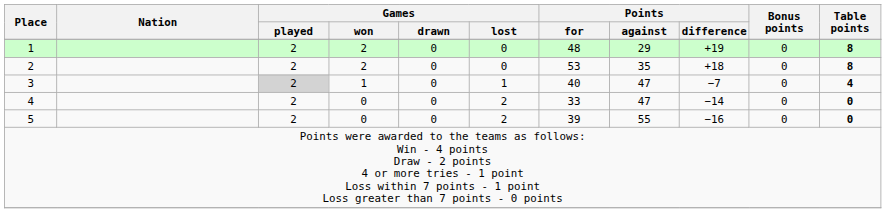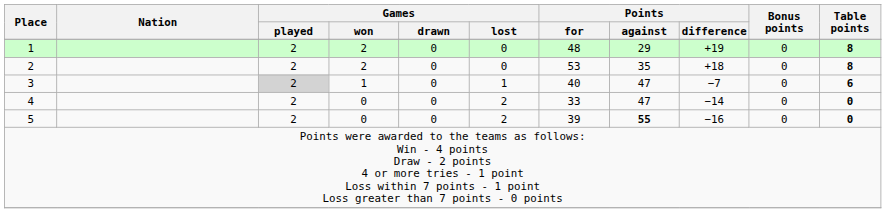(850, 84) 4 -> (850, 84) 6
(644, 119) normal -> (644, 119) bold
